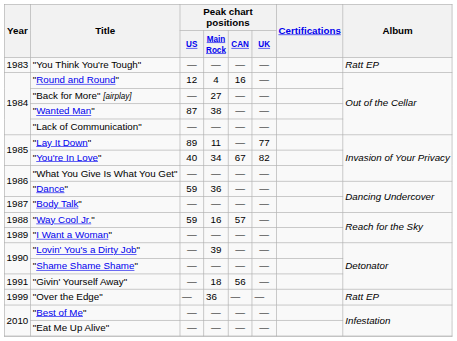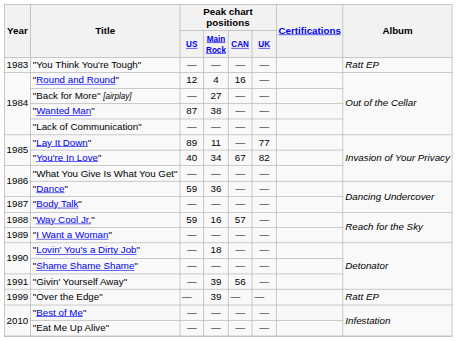(216, 250) 39 -> (216, 250) 18
(216, 281) 18 -> (216, 281) 39
(211, 297) 36 -> (216, 297) 39
